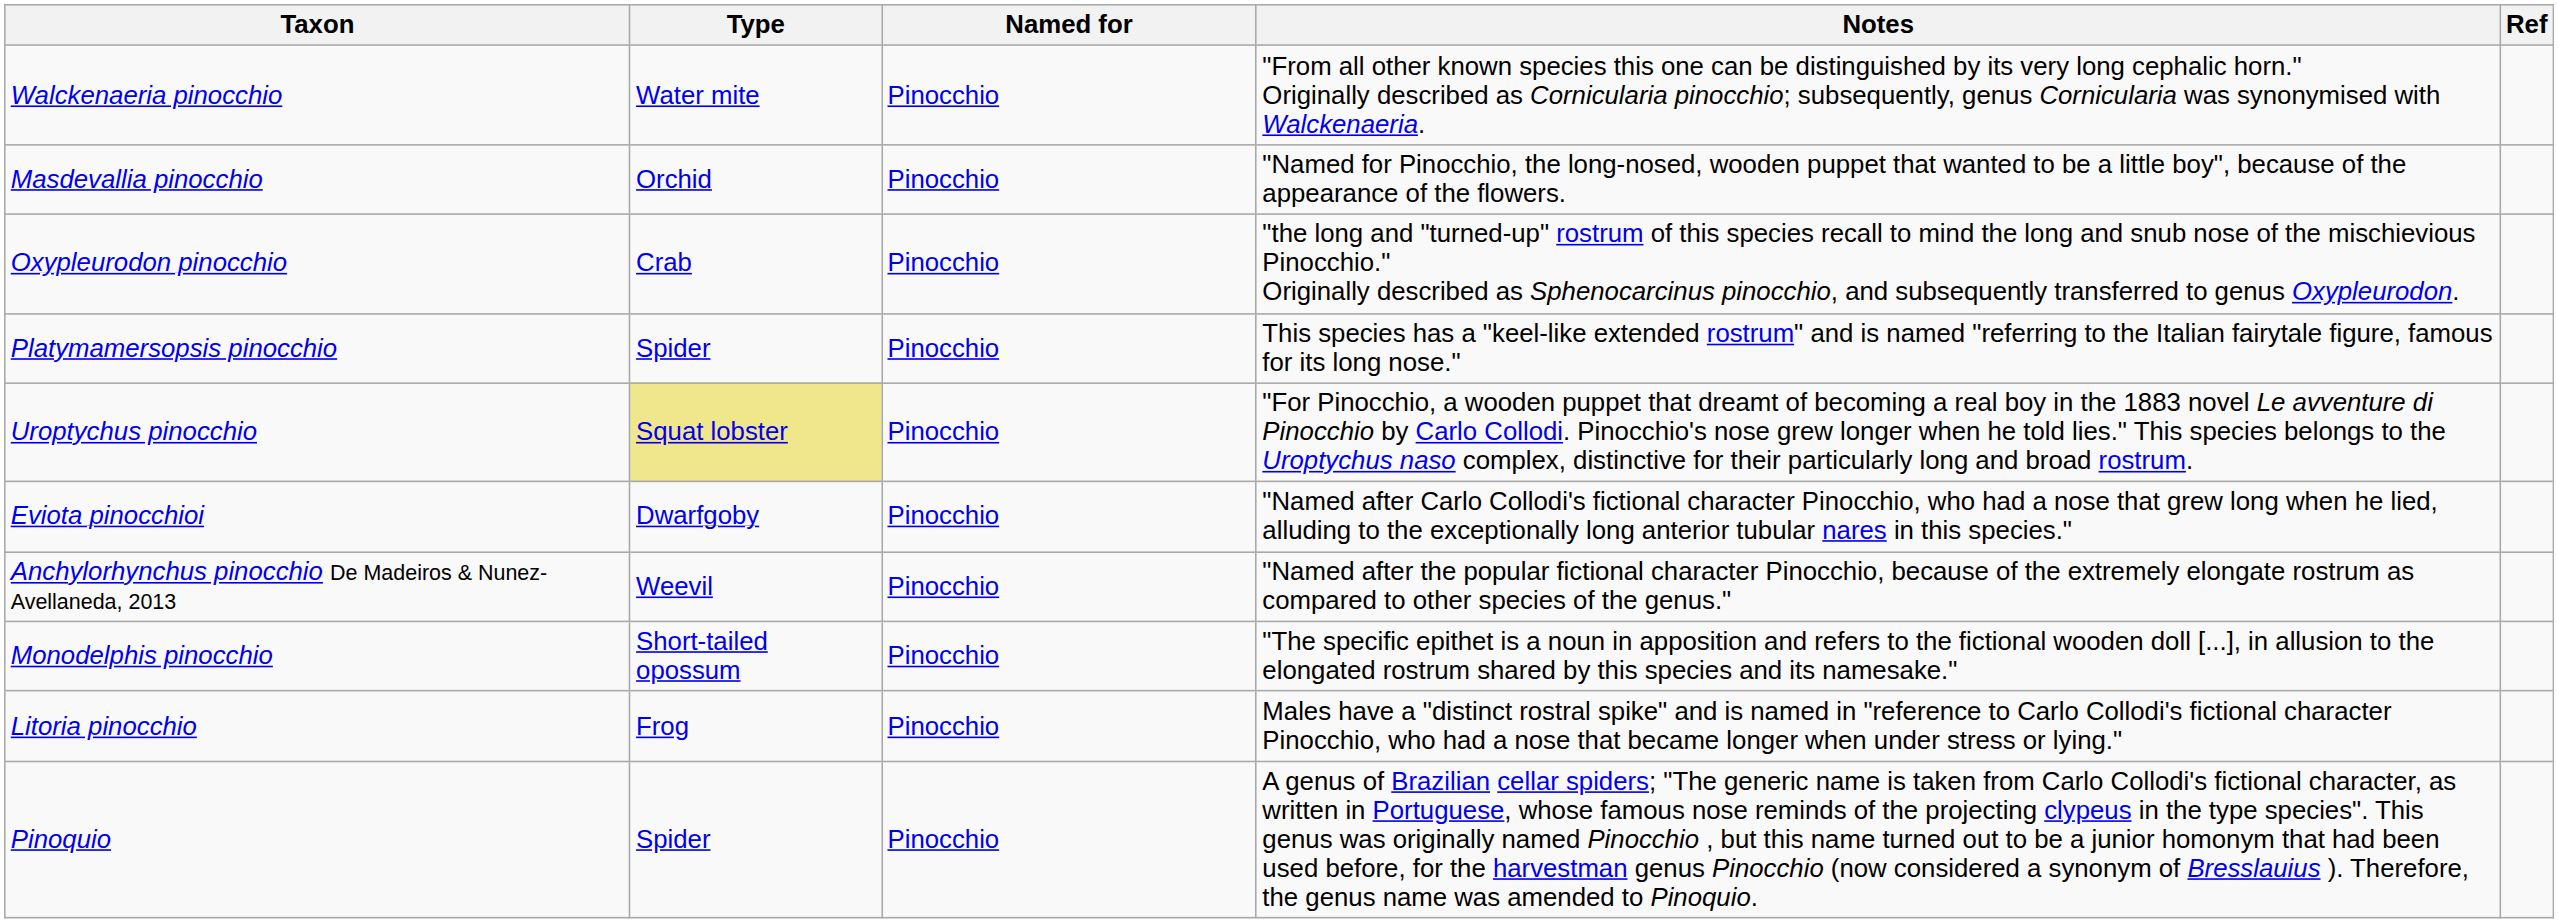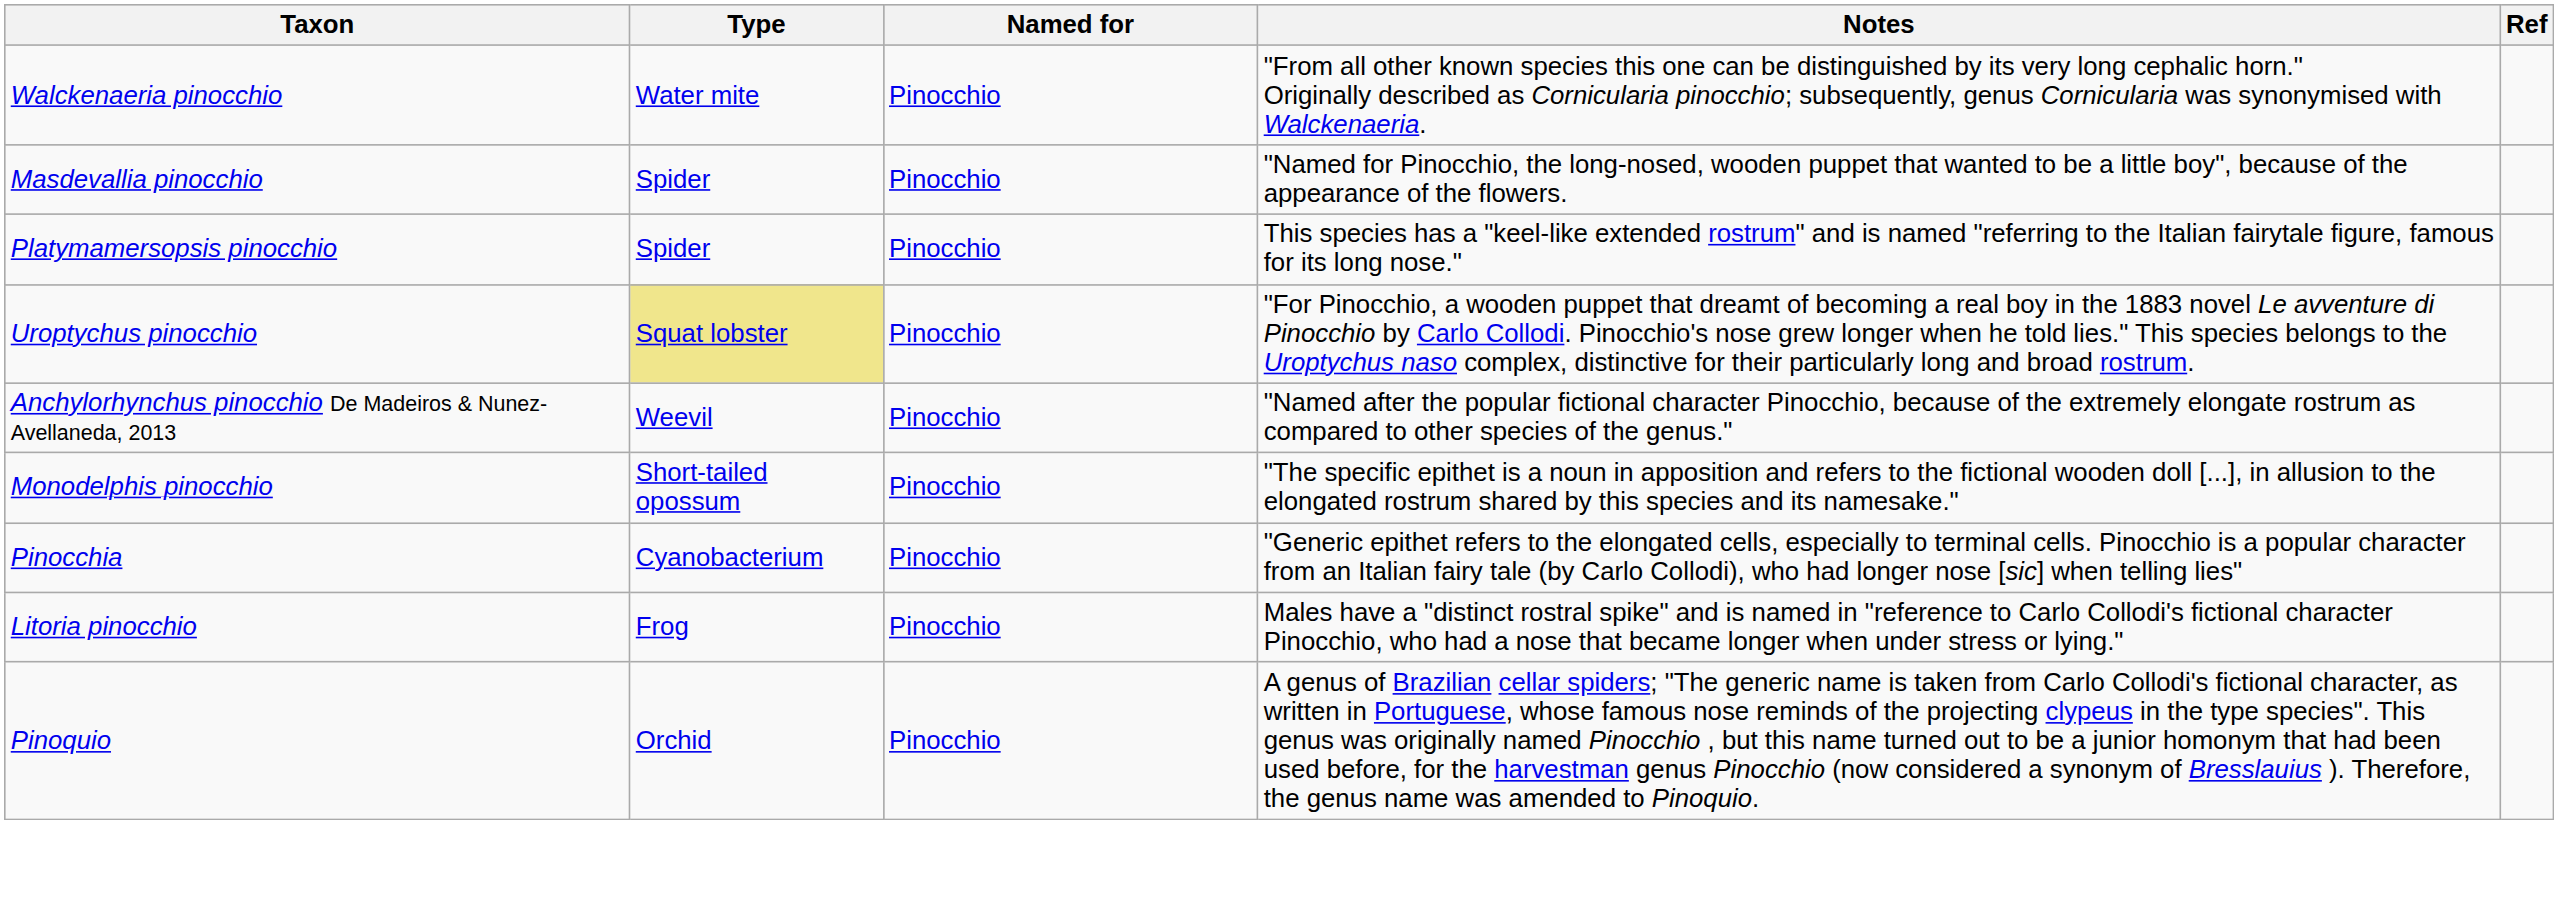(674, 179) Orchid -> (673, 179) Spider
- row: (149, 263)
- row: (107, 516)
+ row: (67, 557)
(673, 839) Spider -> (674, 740) Orchid
